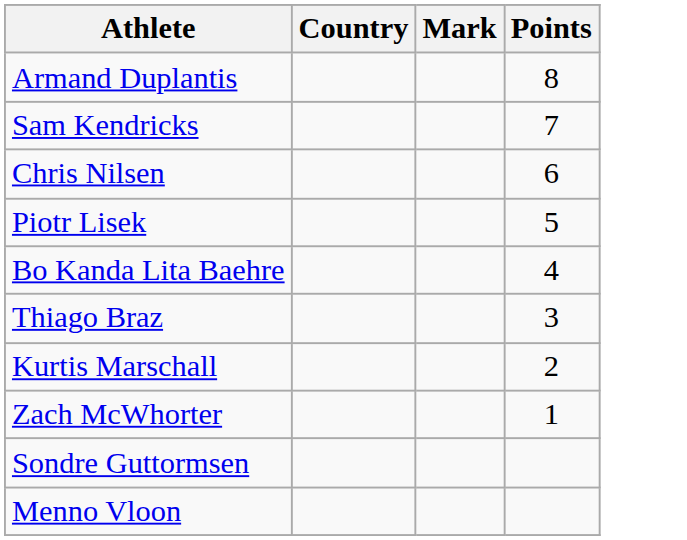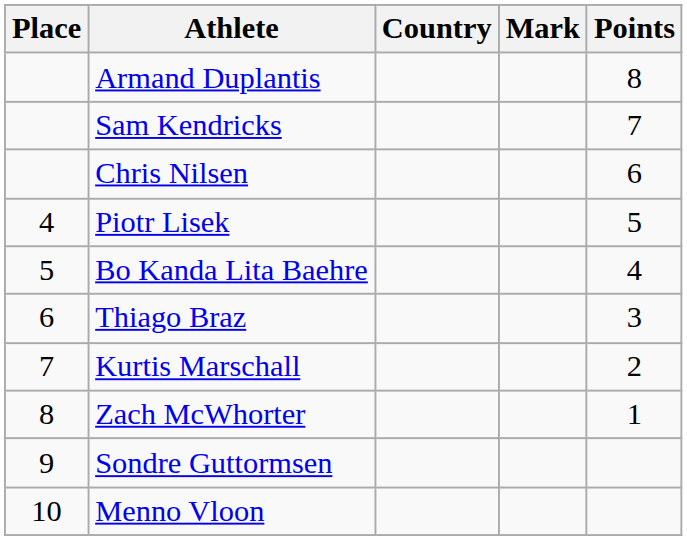+ column: (47, 28)
